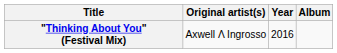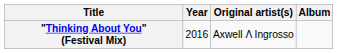columns swapped: (282, 12) <-> (226, 12)
